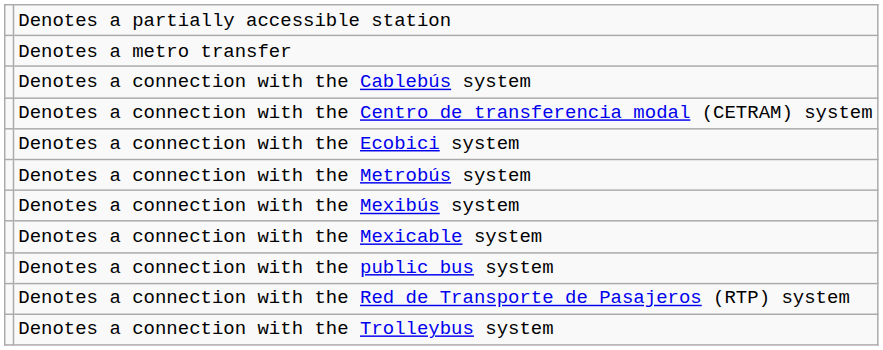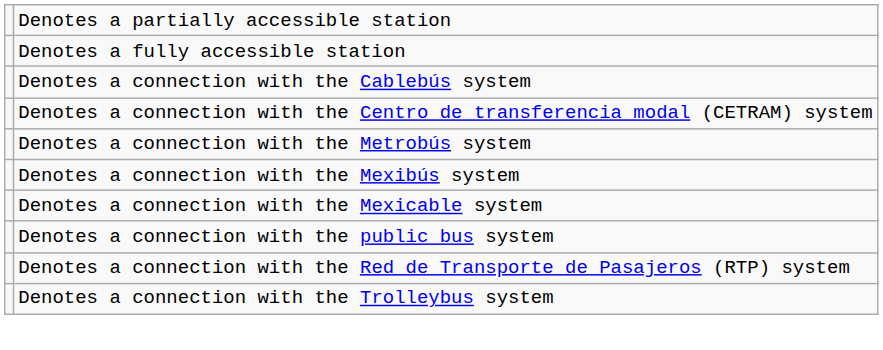+ row: (212, 51)
- row: (155, 51)
- row: (269, 144)
